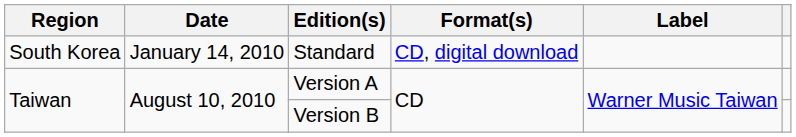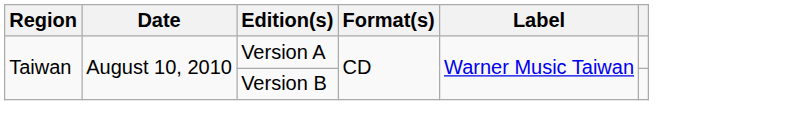- row: (334, 52)
